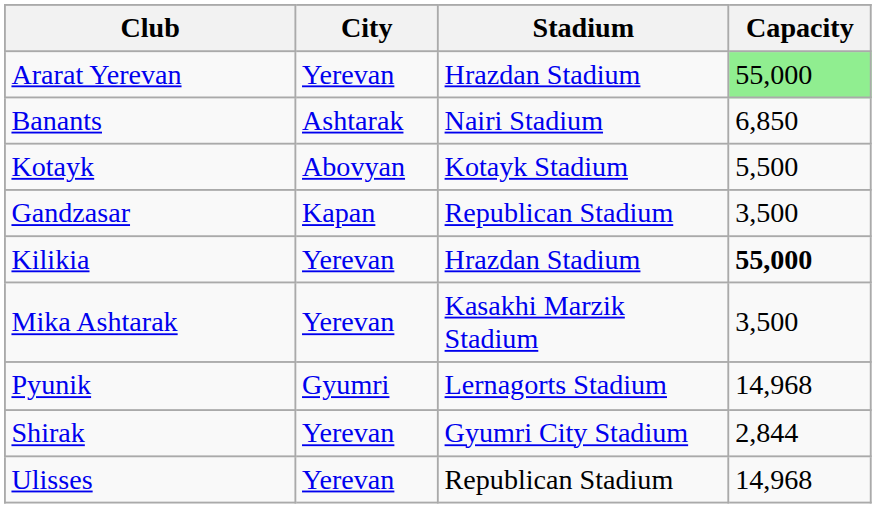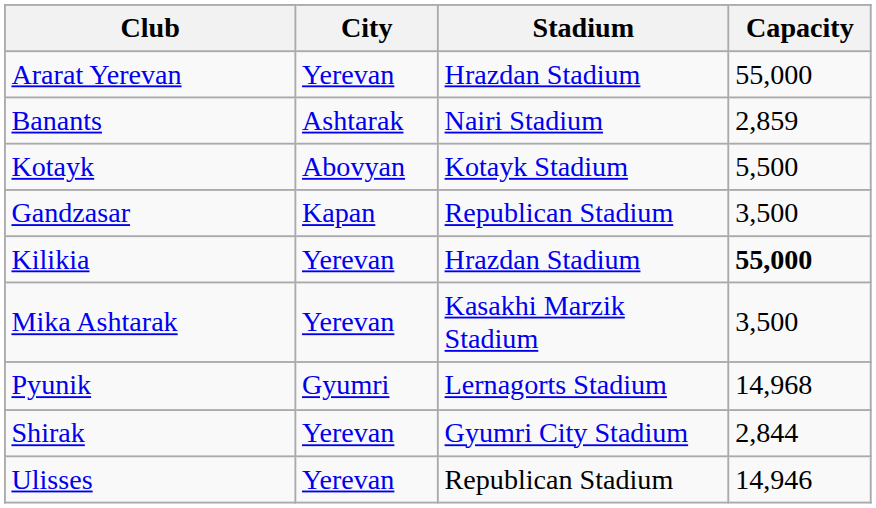(774, 74) lightgreen background -> (774, 74) no background
(767, 120) 6,850 -> (767, 120) 2,859
(774, 478) 14,968 -> (774, 478) 14,946
